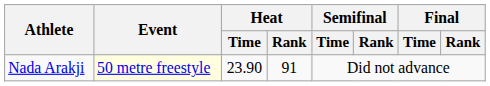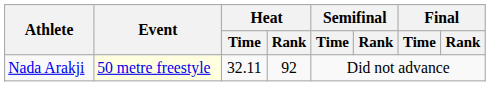(244, 68) 23.90 -> (244, 68) 32.11
(289, 68) 91 -> (289, 68) 92
